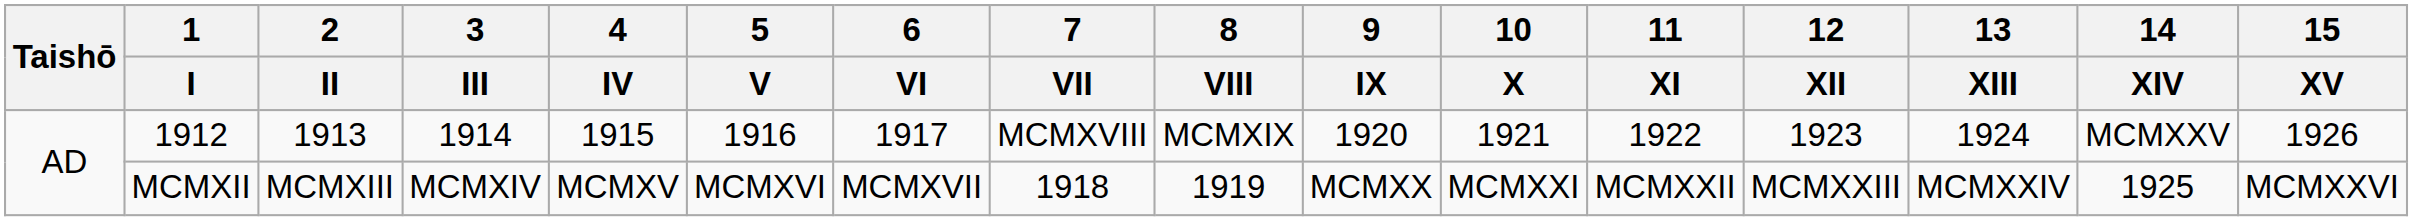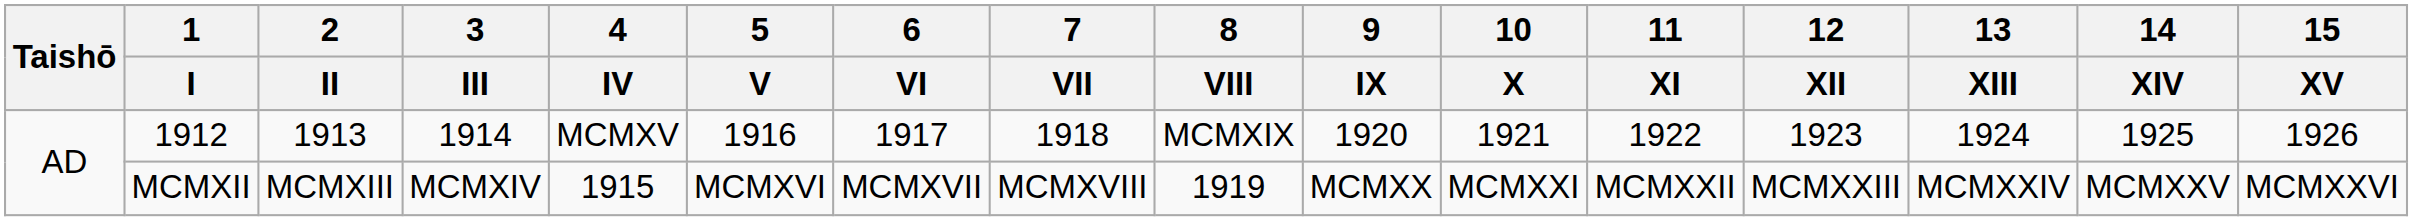(618, 135) 1915 -> (618, 135) MCMXV
(1072, 135) MCMXVIII -> (1072, 135) 1918
(2158, 135) MCMXXV -> (2158, 135) 1925
(618, 187) MCMXV -> (618, 187) 1915
(1072, 187) 1918 -> (1072, 187) MCMXVIII
(2158, 187) 1925 -> (2158, 187) MCMXXV
